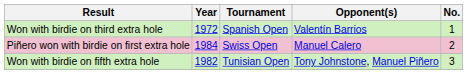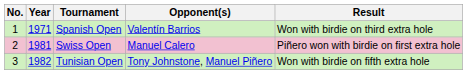columns swapped: (452, 13) <-> (98, 13)
(206, 29) 1972 -> (40, 29) 1971
(206, 45) 1984 -> (40, 45) 1981
